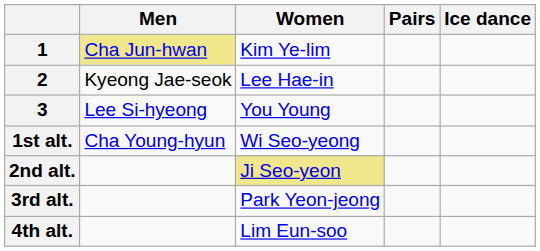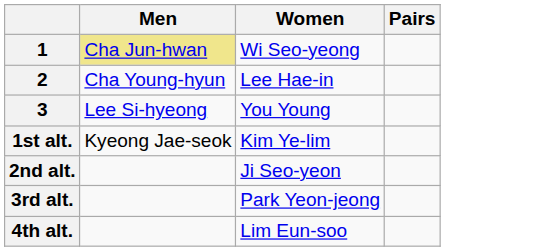- column: (488, 19)
(285, 49) Kim Ye-lim -> (300, 49) Wi Seo-yeong
(158, 79) Kyeong Jae-seok -> (155, 79) Cha Young-hyun
(155, 140) Cha Young-hyun -> (158, 140) Kyeong Jae-seok
(300, 140) Wi Seo-yeong -> (285, 140) Kim Ye-lim
(291, 170) khaki background -> (291, 170) no background
